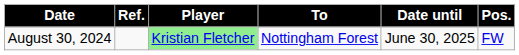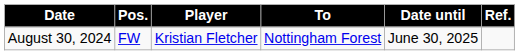columns swapped: (496, 15) <-> (131, 15)
(203, 38) lightgreen background -> (206, 38) no background
